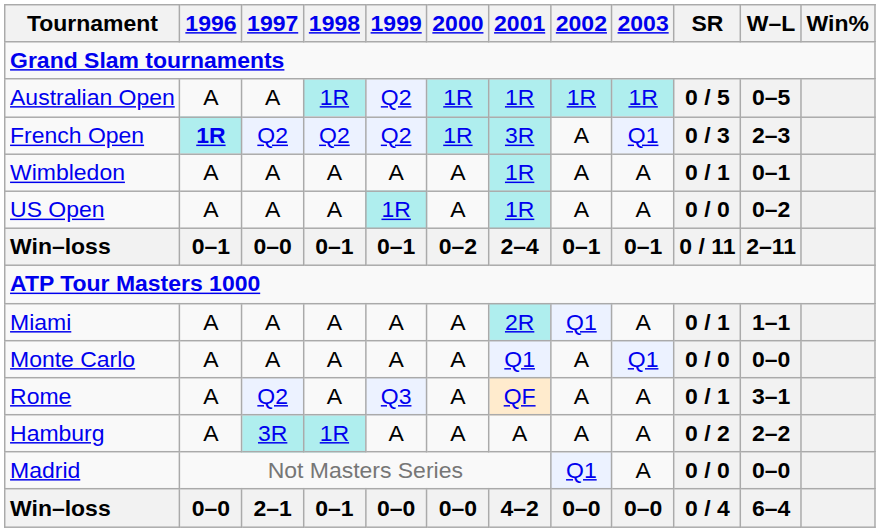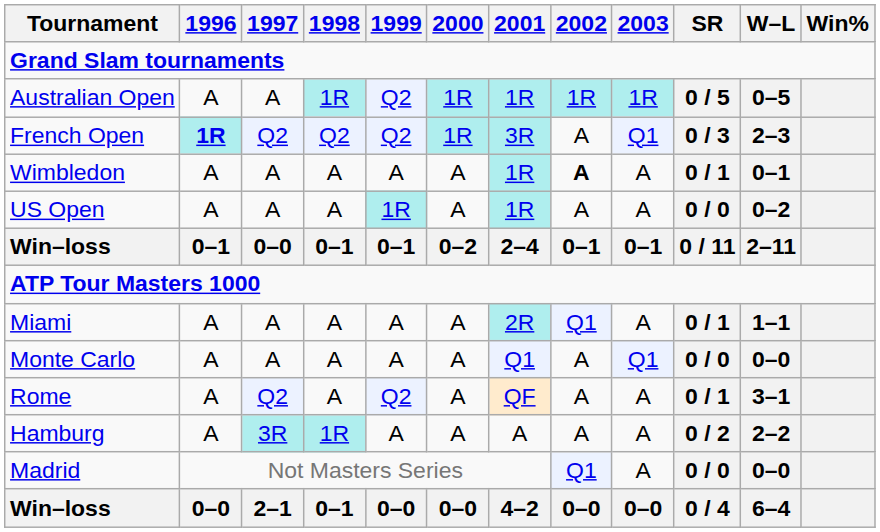(581, 171) normal -> (581, 171) bold
(396, 395) Q3 -> (396, 395) Q2
